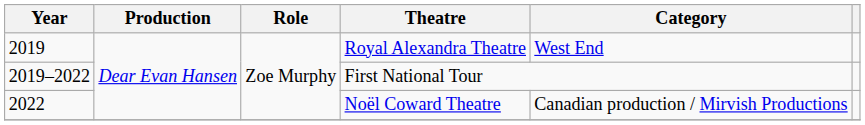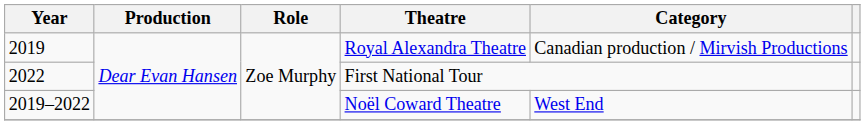(569, 47) West End -> (691, 47) Canadian production / Mirvish Productions
(49, 76) 2019–2022 -> (27, 76) 2022
(27, 104) 2022 -> (49, 104) 2019–2022
(691, 104) Canadian production / Mirvish Productions -> (569, 104) West End
